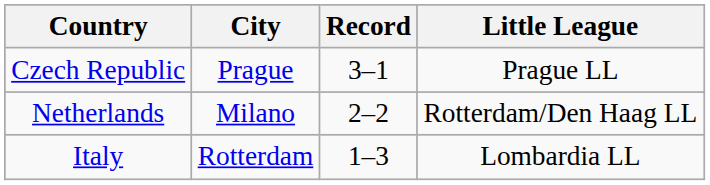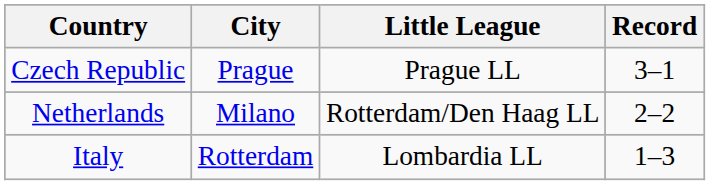columns swapped: (560, 26) <-> (368, 26)
